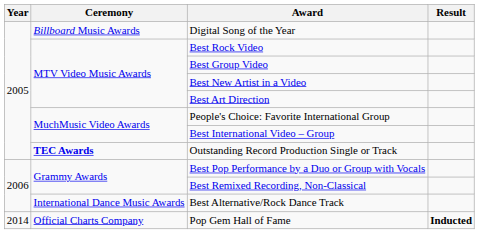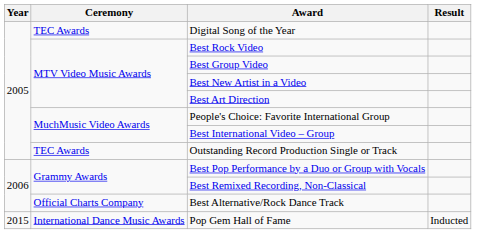(87, 30) Billboard Music Awards -> (61, 30) TEC Awards
(64, 151) bold -> (61, 151) normal
(109, 202) International Dance Music Awards -> (89, 202) Official Charts Company
(18, 220) 2014 -> (18, 220) 2015
(89, 220) Official Charts Company -> (109, 220) International Dance Music Awards
(451, 220) bold -> (449, 220) normal
